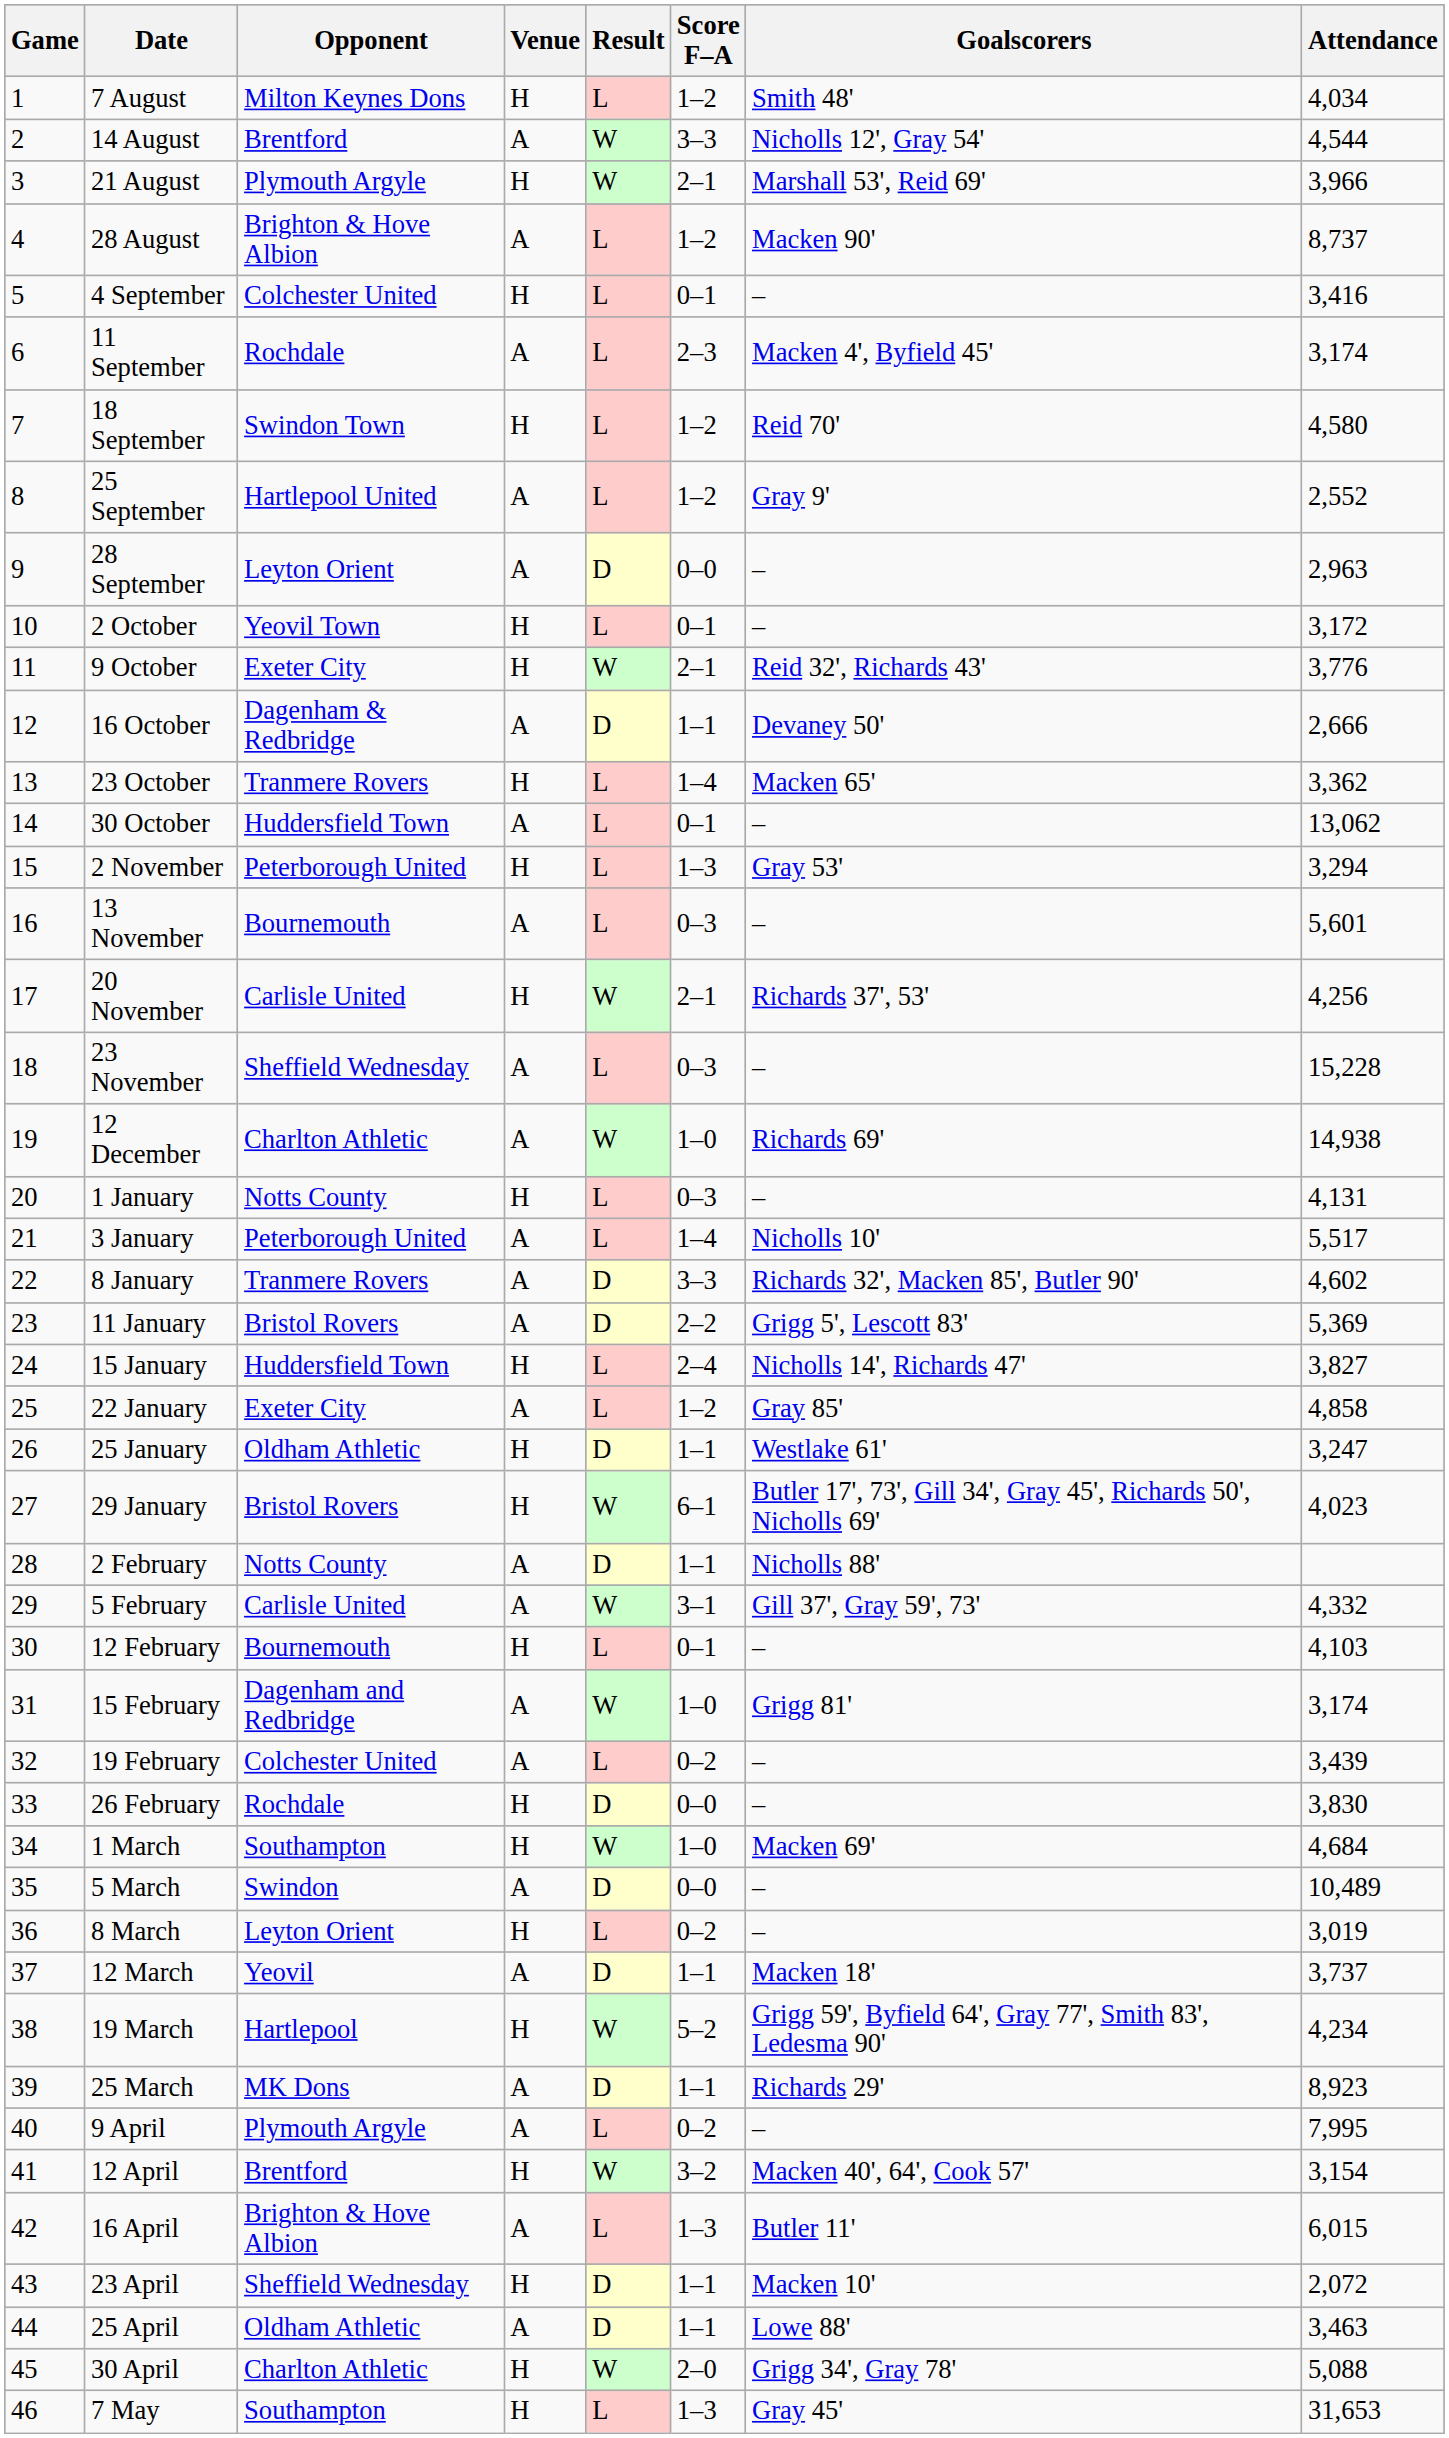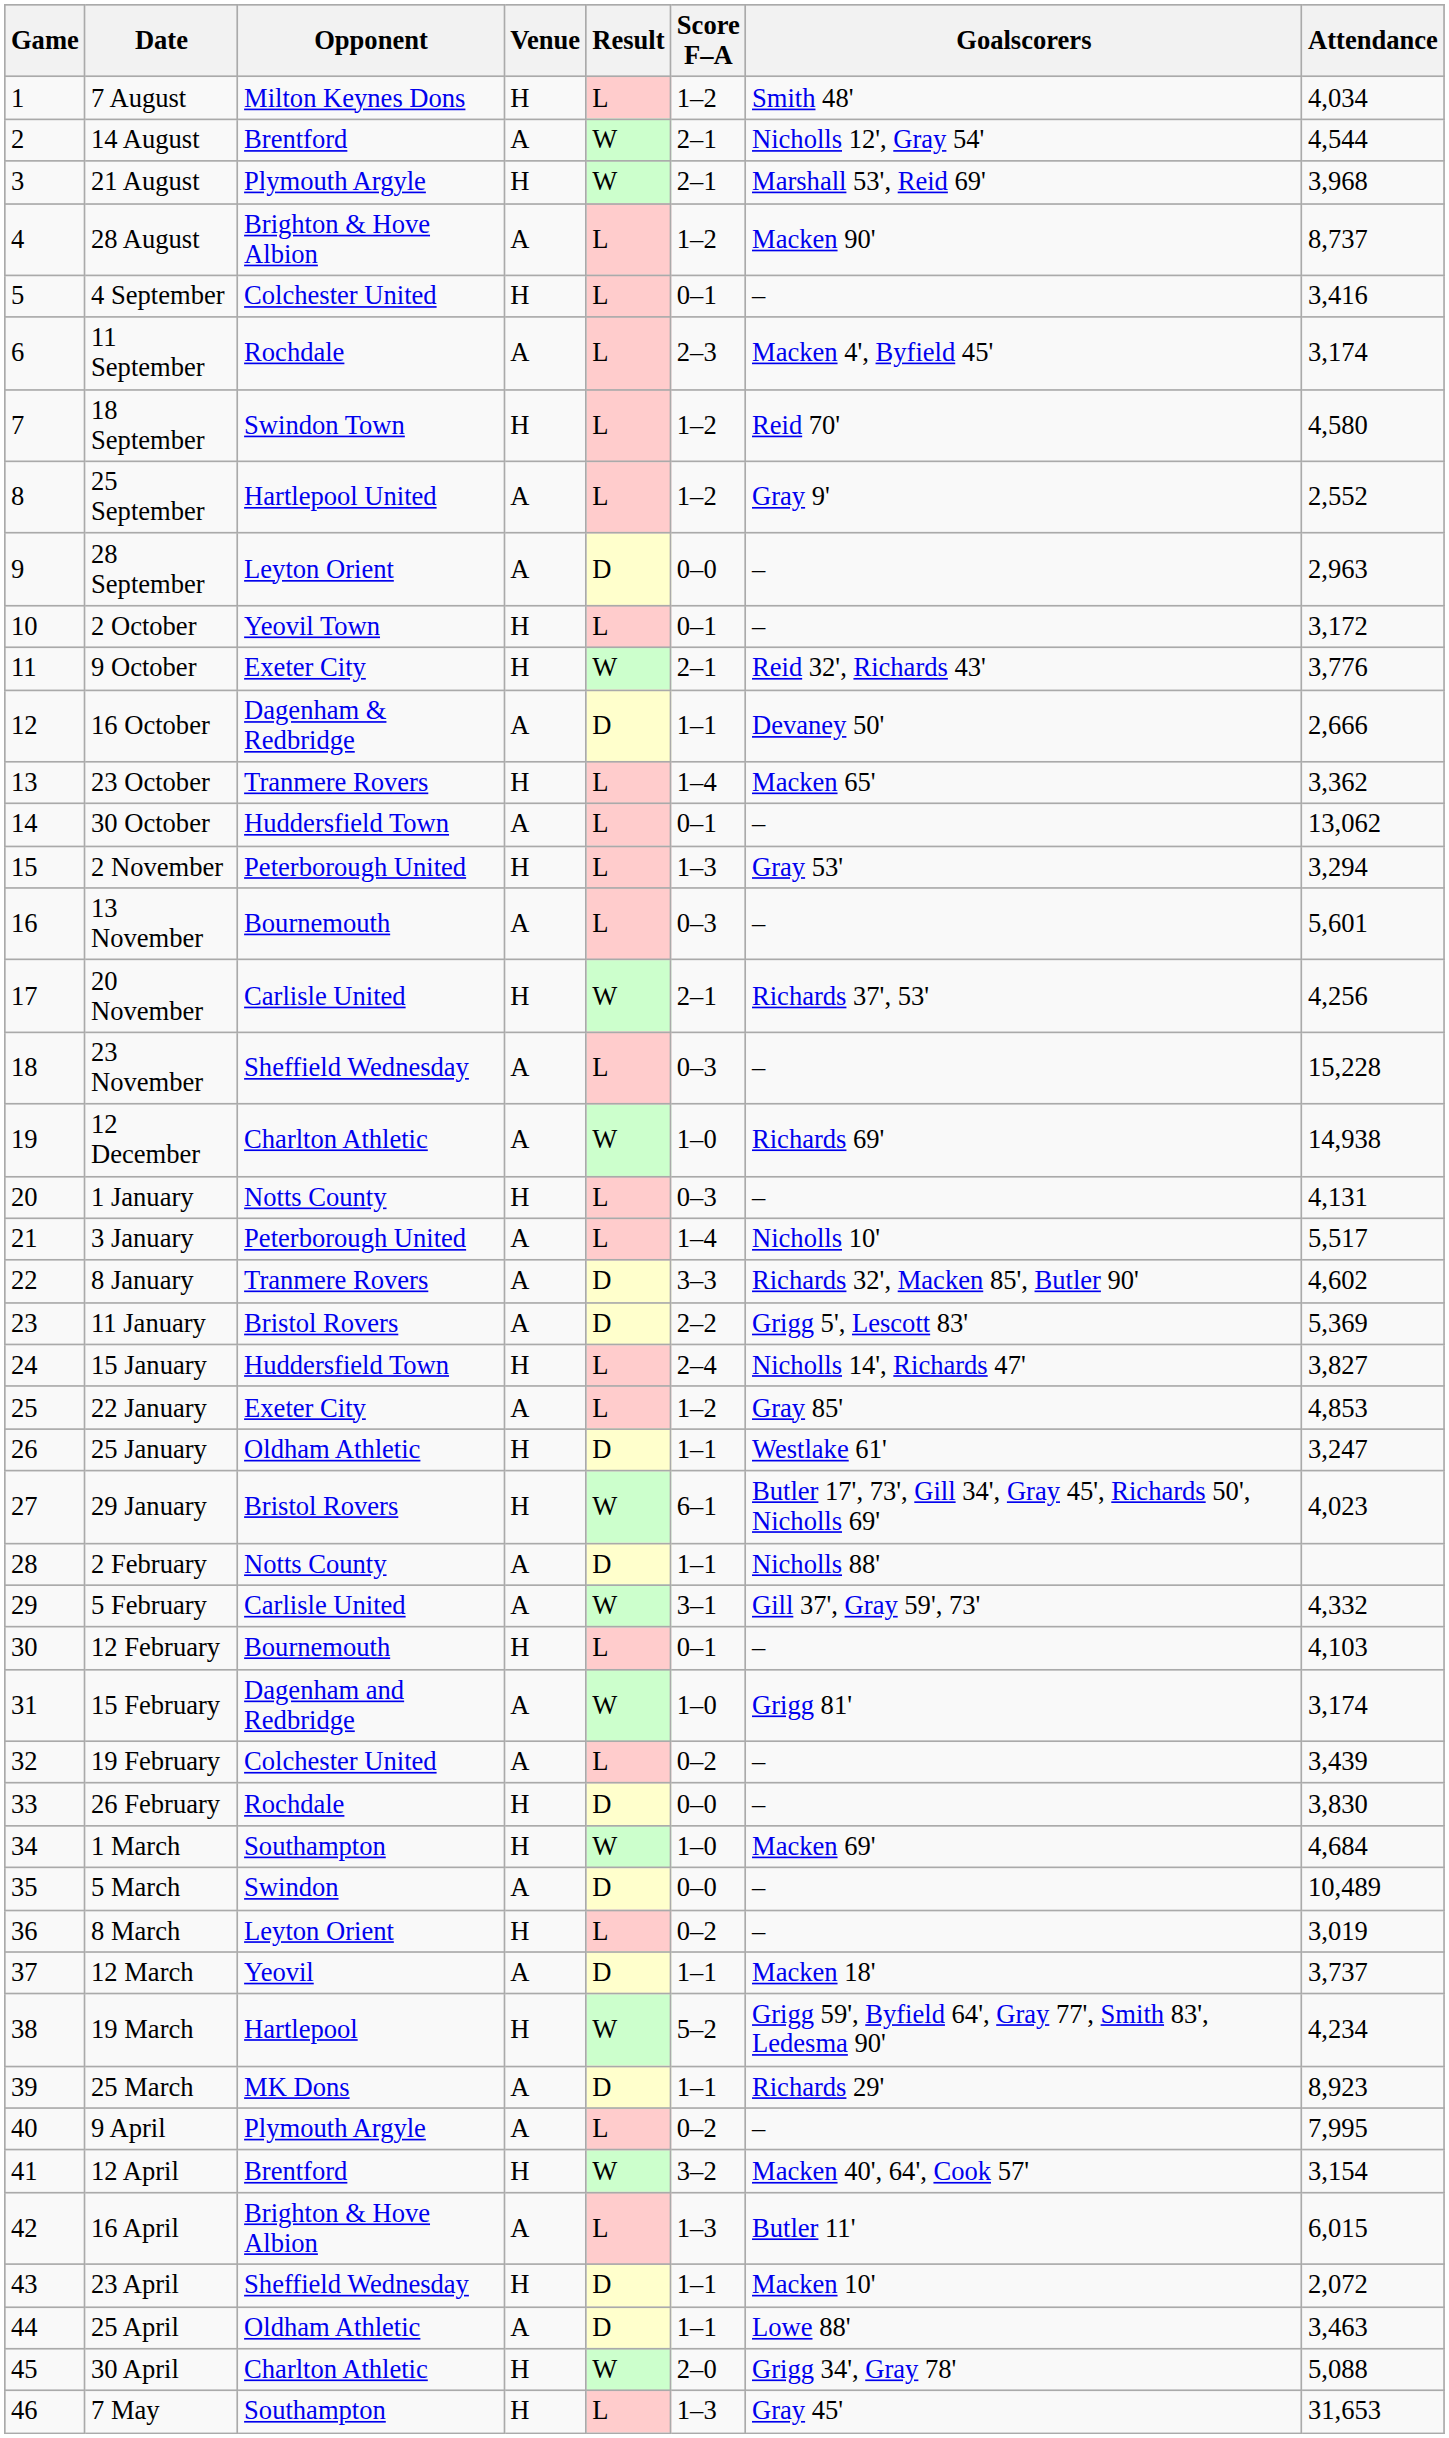(697, 139) 3–3 -> (697, 139) 2–1
(1338, 181) 3,966 -> (1338, 181) 3,968
(1338, 1407) 4,858 -> (1338, 1407) 4,853
